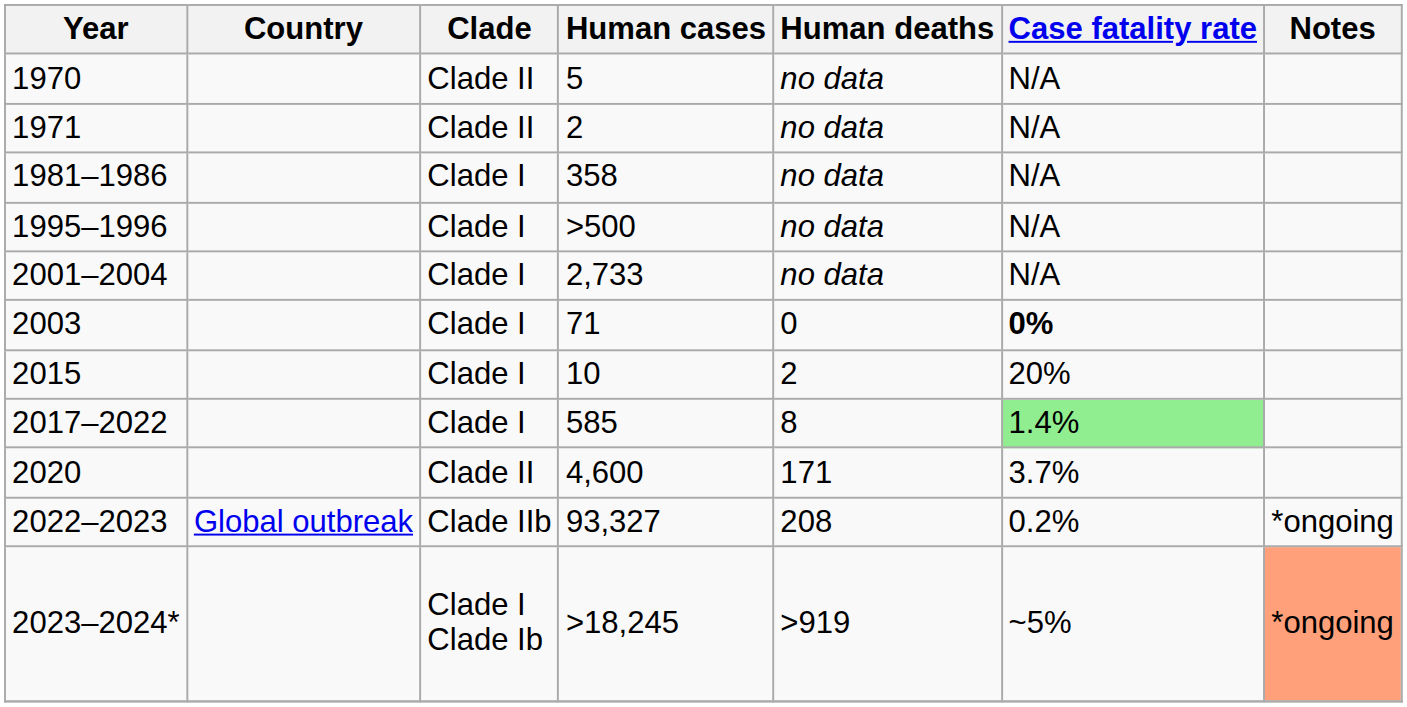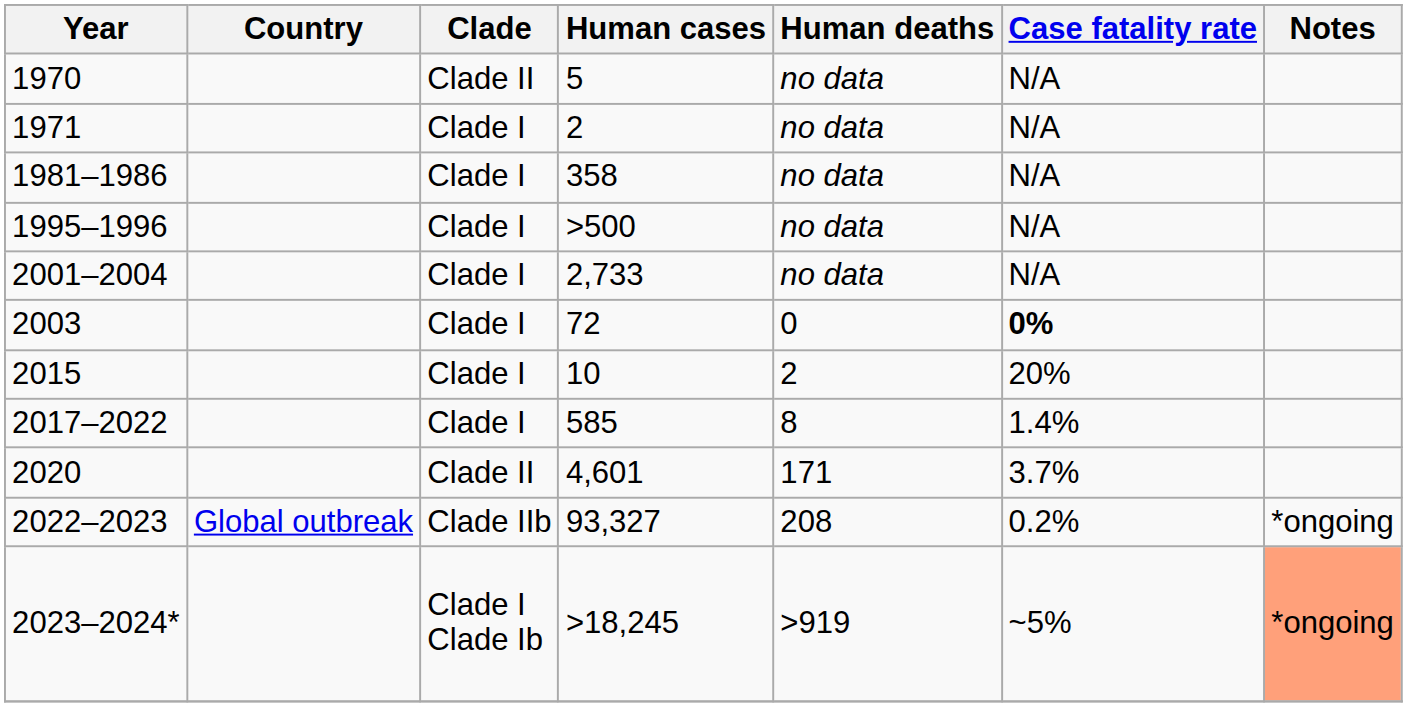(481, 127) Clade II -> (477, 127) Clade I
(583, 324) 71 -> (583, 324) 72
(1044, 422) lightgreen background -> (1044, 422) no background
(605, 472) 4,600 -> (605, 472) 4,601
